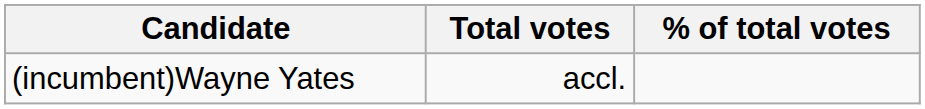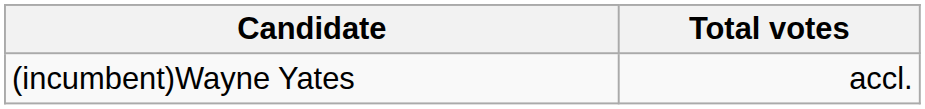- column: (777, 28)
